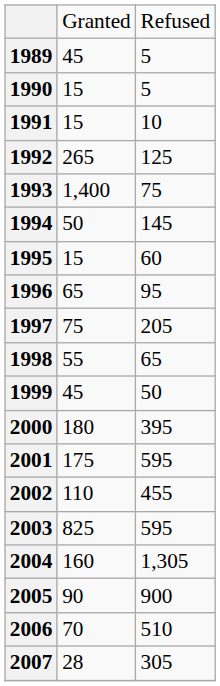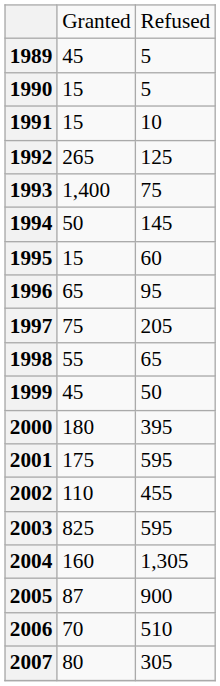(73, 595) 90 -> (73, 595) 87
(73, 662) 28 -> (73, 662) 80
